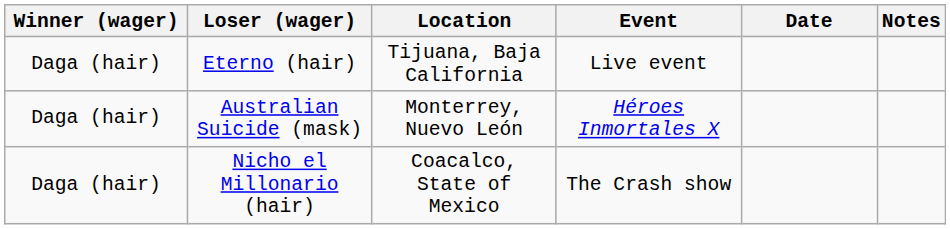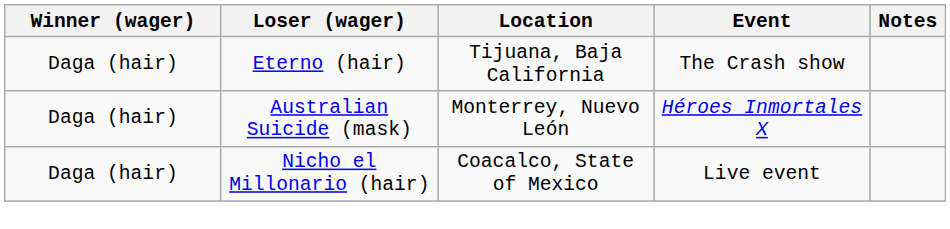- column: (809, 21)
(649, 64) Live event -> (762, 64) The Crash show
(649, 185) The Crash show -> (762, 173) Live event
